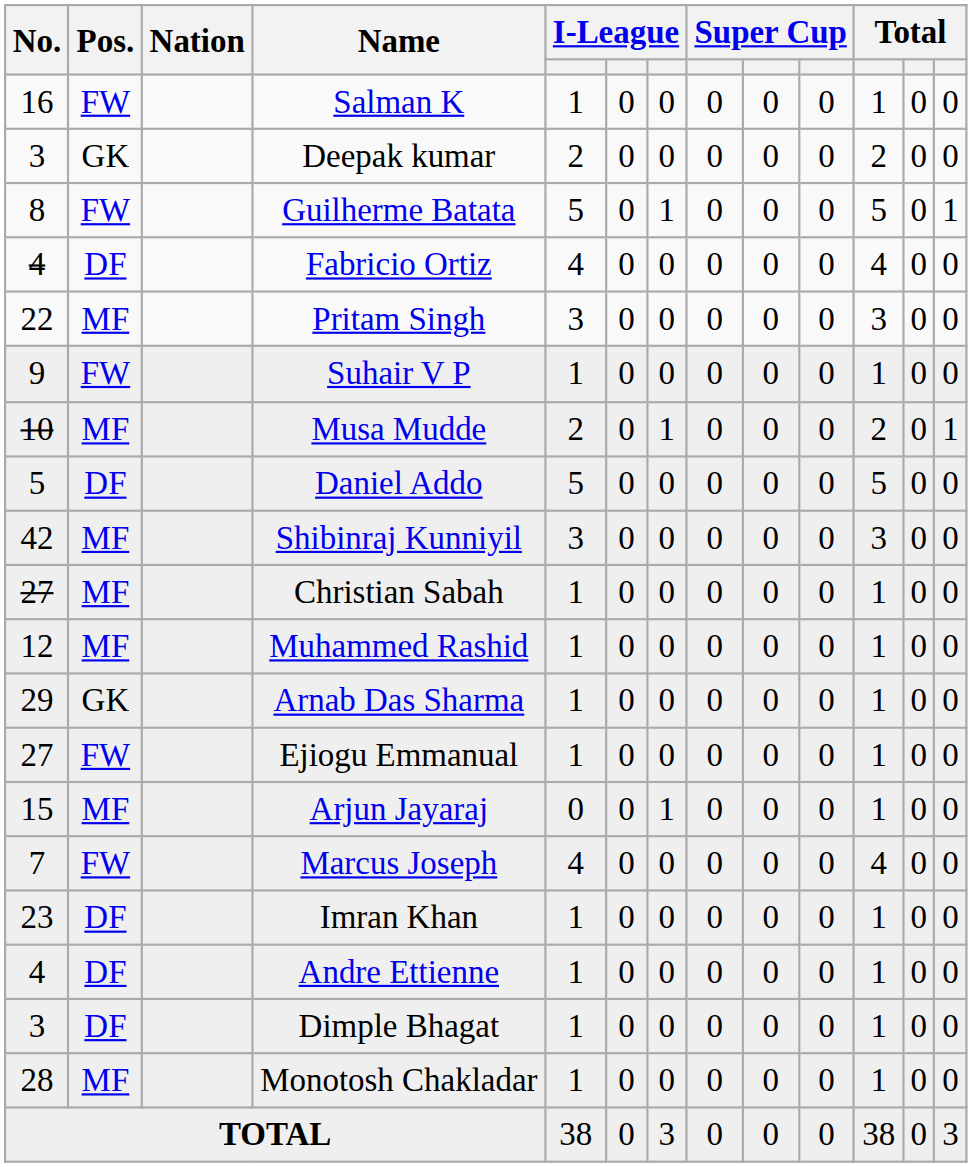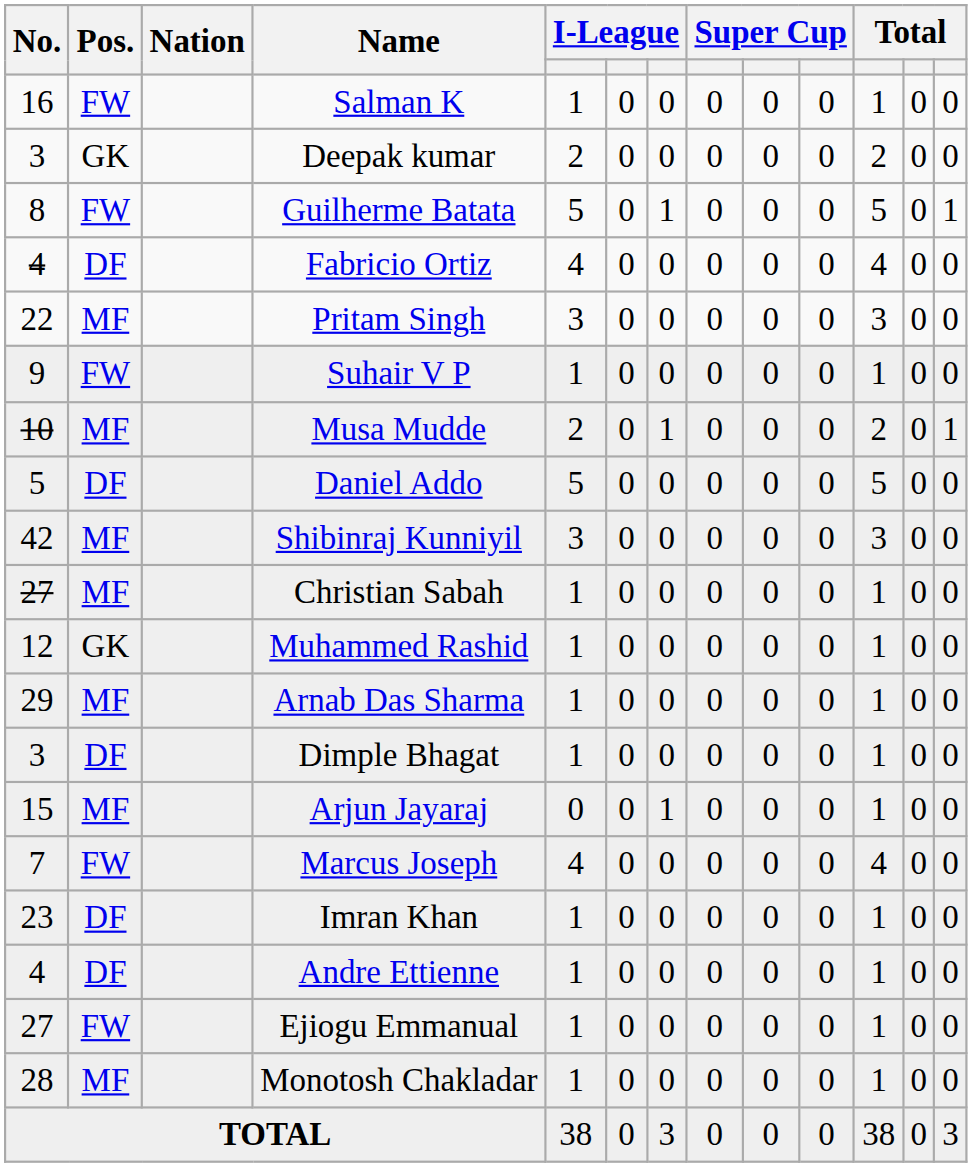(105, 645) MF -> (105, 645) GK
(105, 699) GK -> (105, 699) MF
rows swapped: (399, 1026) <-> (399, 754)
